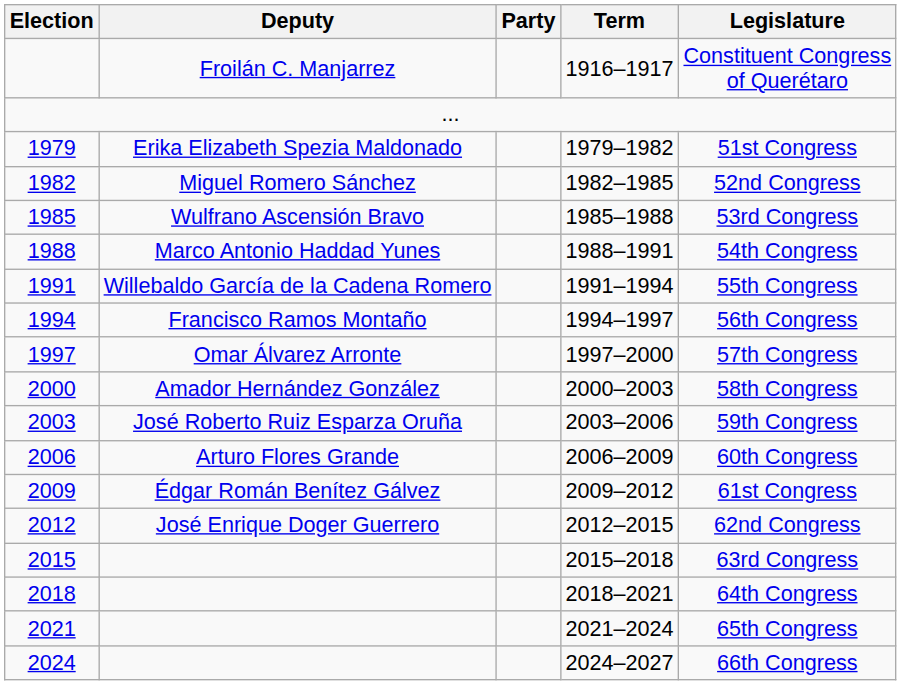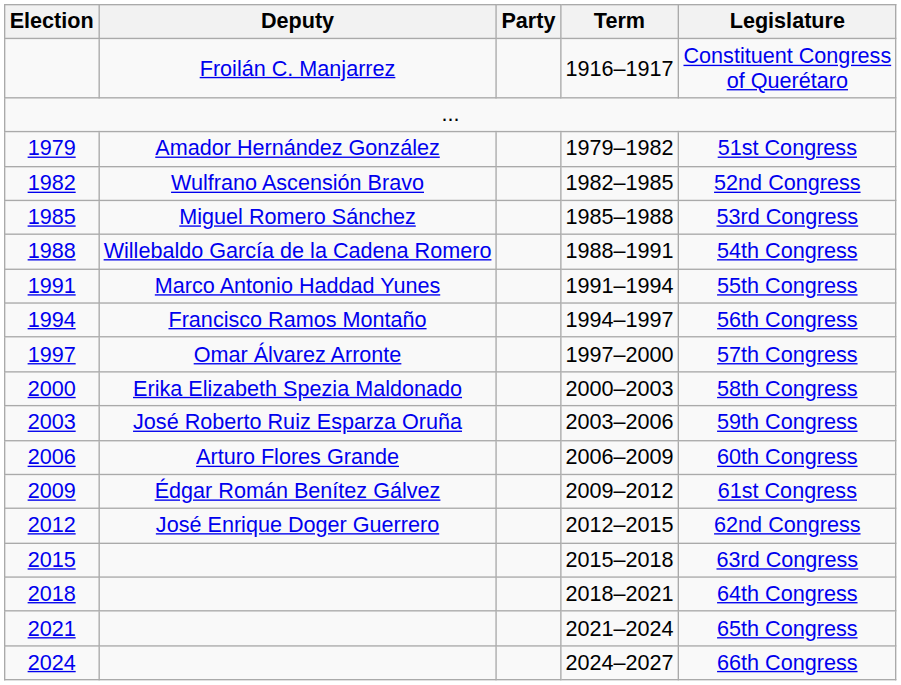(298, 148) Erika Elizabeth Spezia Maldonado -> (298, 148) Amador Hernández González
(298, 182) Miguel Romero Sánchez -> (298, 182) Wulfrano Ascensión Bravo
(298, 217) Wulfrano Ascensión Bravo -> (298, 217) Miguel Romero Sánchez
(298, 251) Marco Antonio Haddad Yunes -> (298, 251) Willebaldo García de la Cadena Romero
(298, 285) Willebaldo García de la Cadena Romero -> (298, 285) Marco Antonio Haddad Yunes
(298, 388) Amador Hernández González -> (298, 388) Erika Elizabeth Spezia Maldonado
